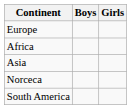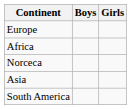rows swapped: (24, 79) <-> (16, 63)
